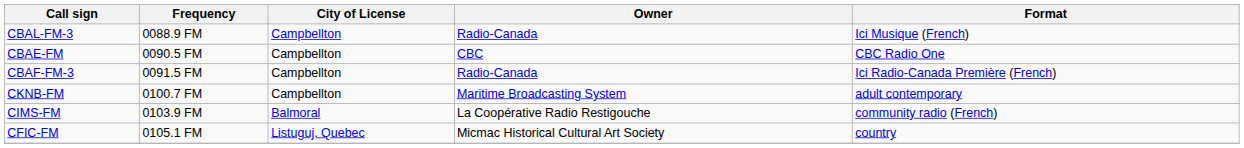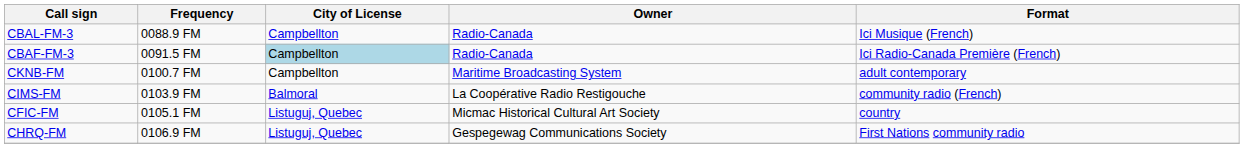- row: (35, 53)
(306, 73) no background -> (303, 53) lightblue background
+ row: (37, 133)
